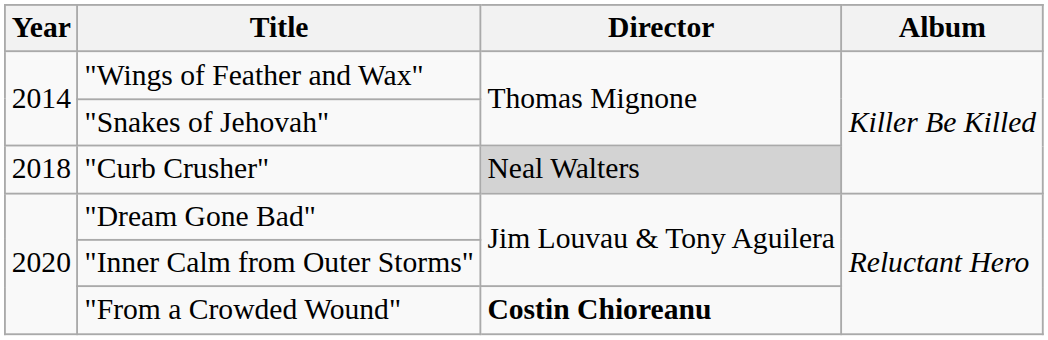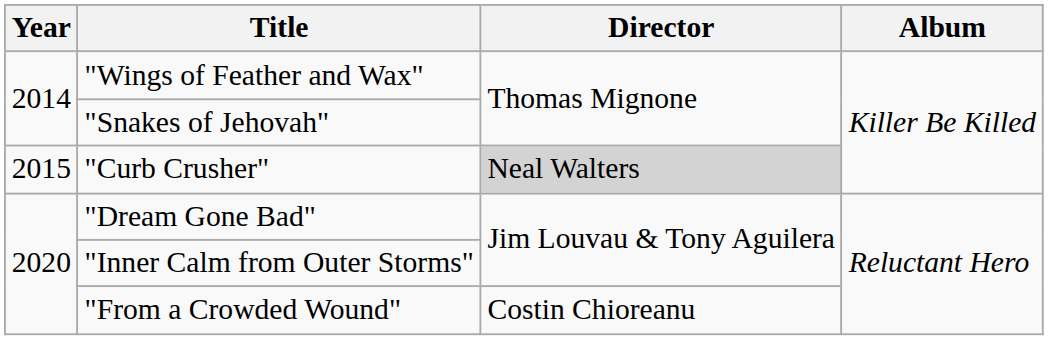(41, 168) 2018 -> (41, 168) 2015
(599, 309) bold -> (591, 309) normal
